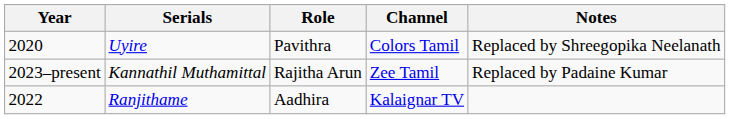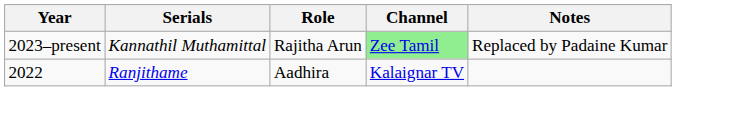- row: (128, 45)
(404, 72) no background -> (404, 45) lightgreen background
